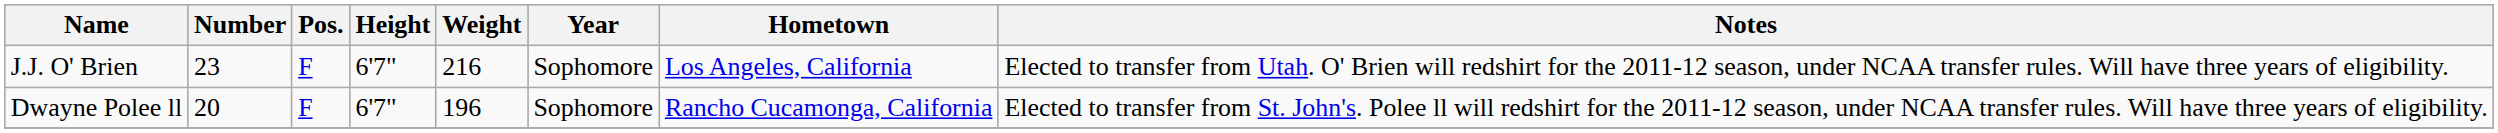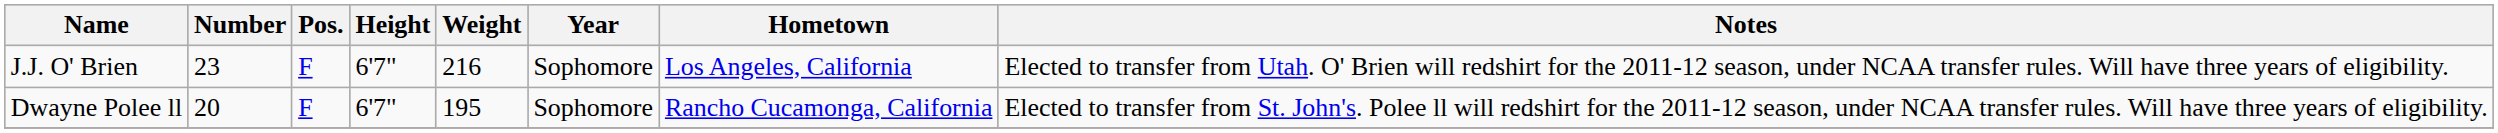(462, 107) 196 -> (462, 107) 195
